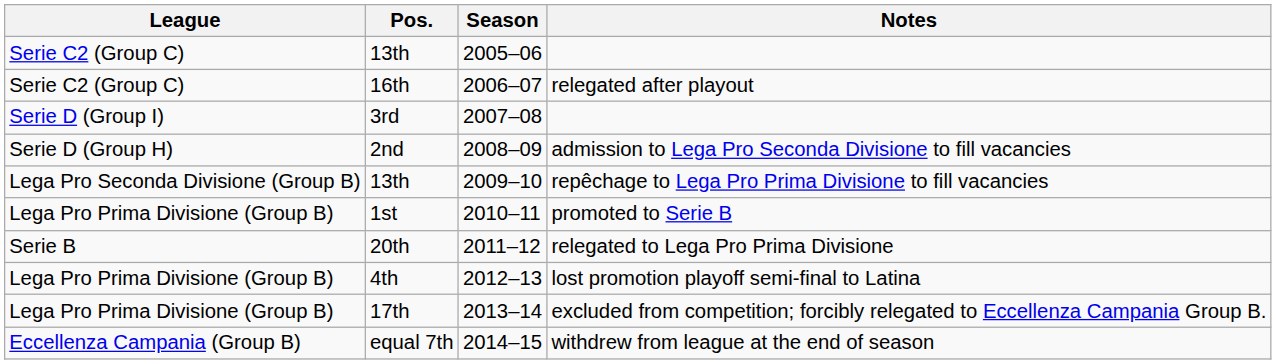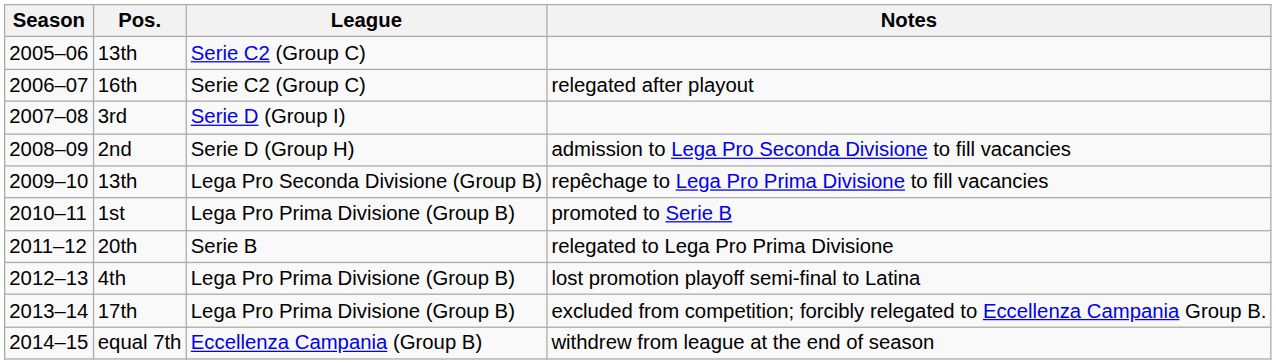columns swapped: (503, 20) <-> (185, 20)
